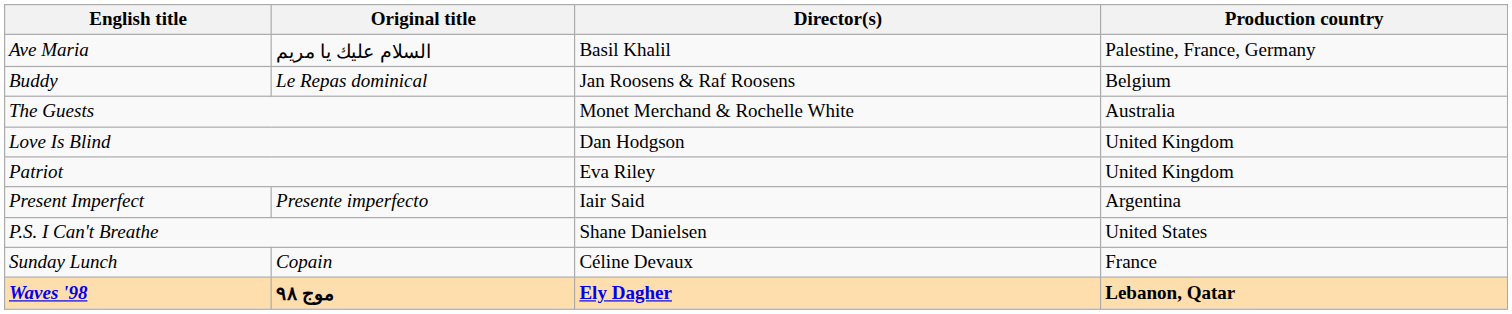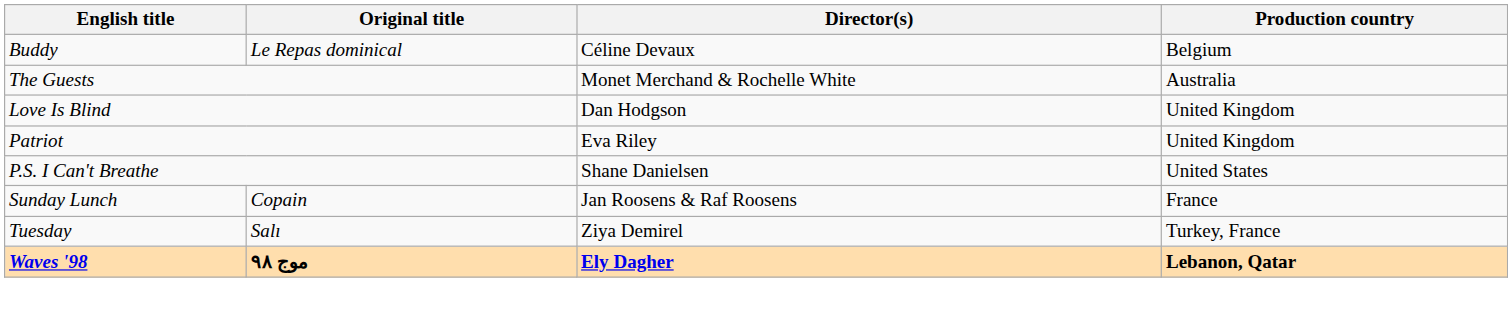- row: (49, 50)
(687, 81) Jan Roosens & Raf Roosens -> (638, 49) Céline Devaux
- row: (77, 201)
(636, 262) Céline Devaux -> (689, 200) Jan Roosens & Raf Roosens
+ row: (40, 230)
